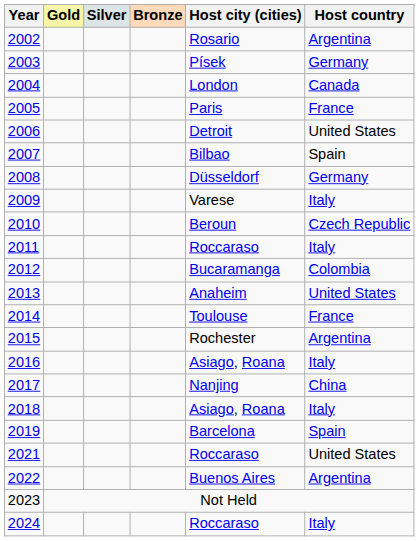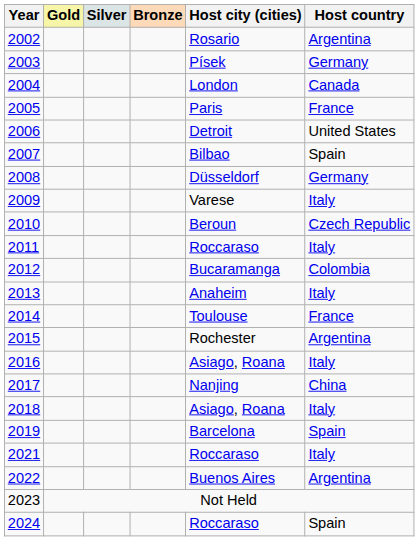(352, 293) United States -> (322, 293) Italy
(352, 454) United States -> (322, 454) Italy
(322, 524) Italy -> (327, 524) Spain
